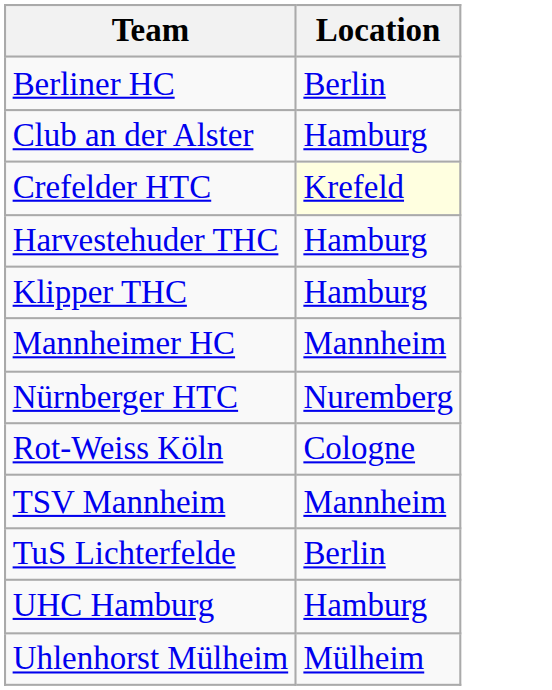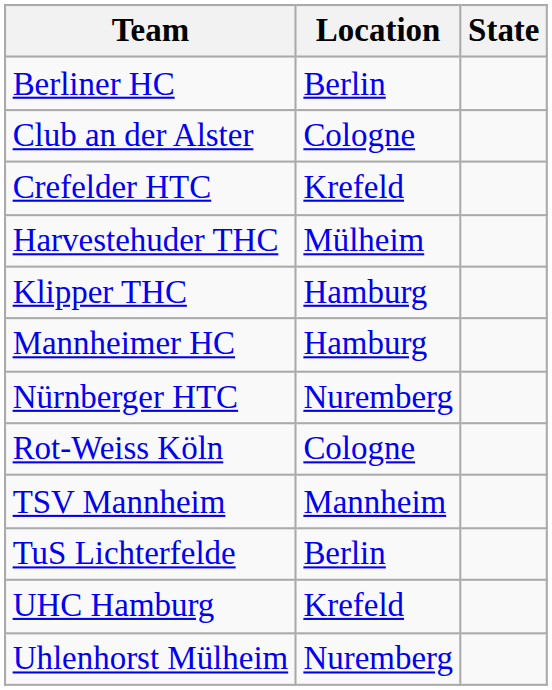+ column: (504, 30)
(365, 135) Hamburg -> (359, 135) Cologne
(354, 187) lightyellow background -> (354, 187) no background
(365, 239) Hamburg -> (364, 239) Mülheim
(375, 344) Mannheim -> (365, 344) Hamburg
(365, 605) Hamburg -> (354, 605) Krefeld
(364, 657) Mülheim -> (378, 657) Nuremberg
